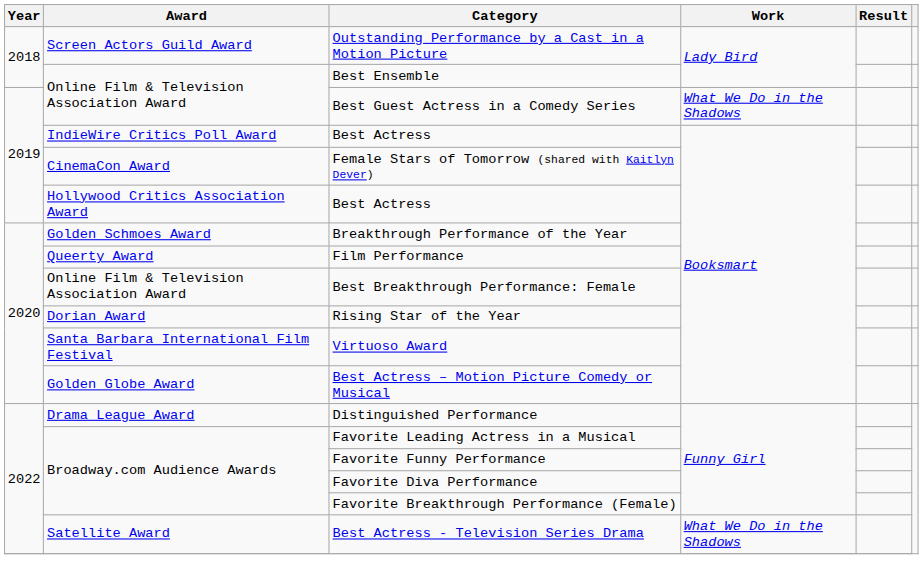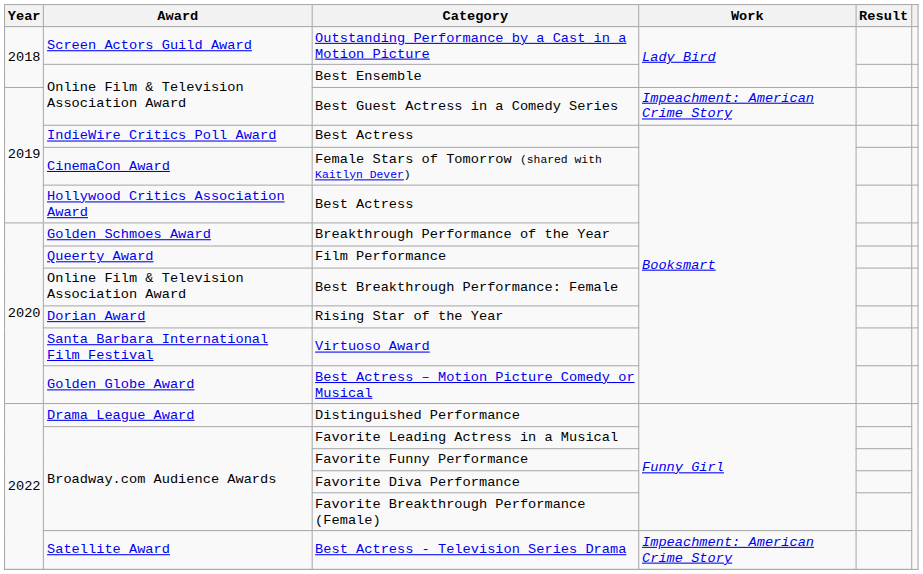(753, 106) What We Do in the Shadows -> (728, 106) Impeachment: American Crime Story
(753, 534) What We Do in the Shadows -> (728, 550) Impeachment: American Crime Story
